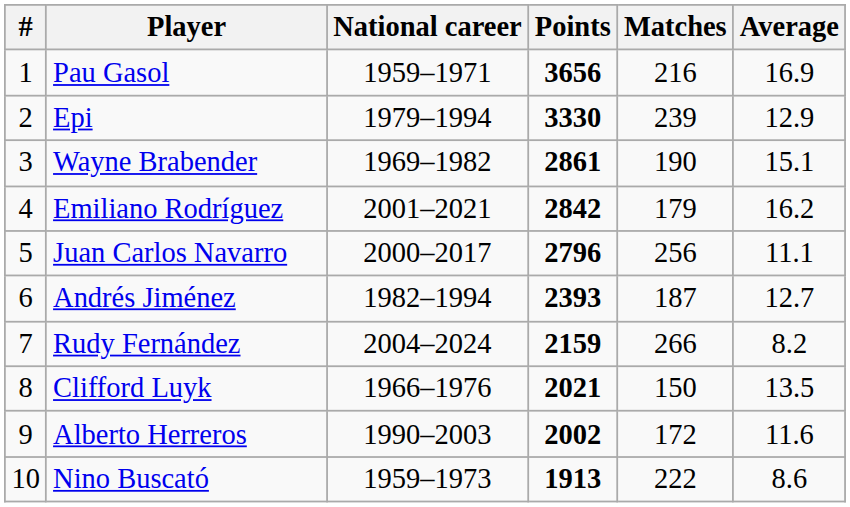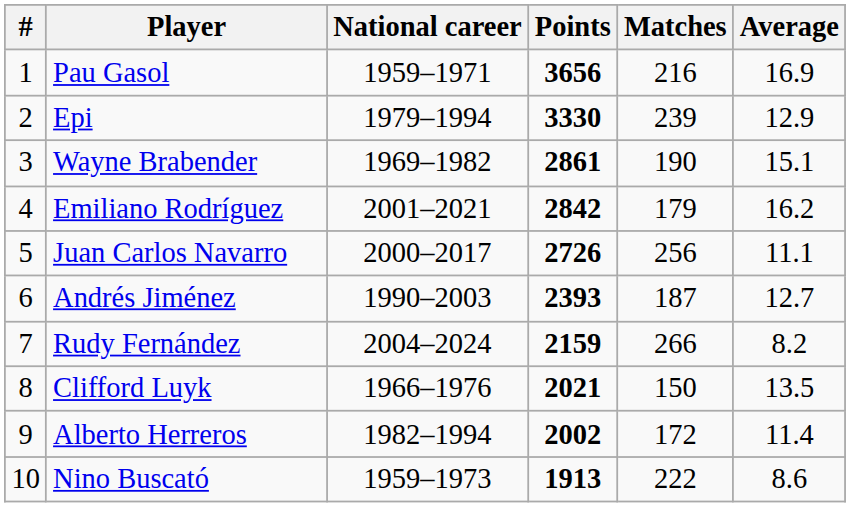(573, 252) 2796 -> (573, 252) 2726
(427, 298) 1982–1994 -> (427, 298) 1990–2003
(427, 433) 1990–2003 -> (427, 433) 1982–1994
(789, 433) 11.6 -> (789, 433) 11.4
